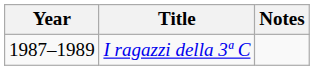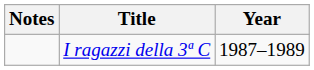columns swapped: (52, 19) <-> (282, 19)
